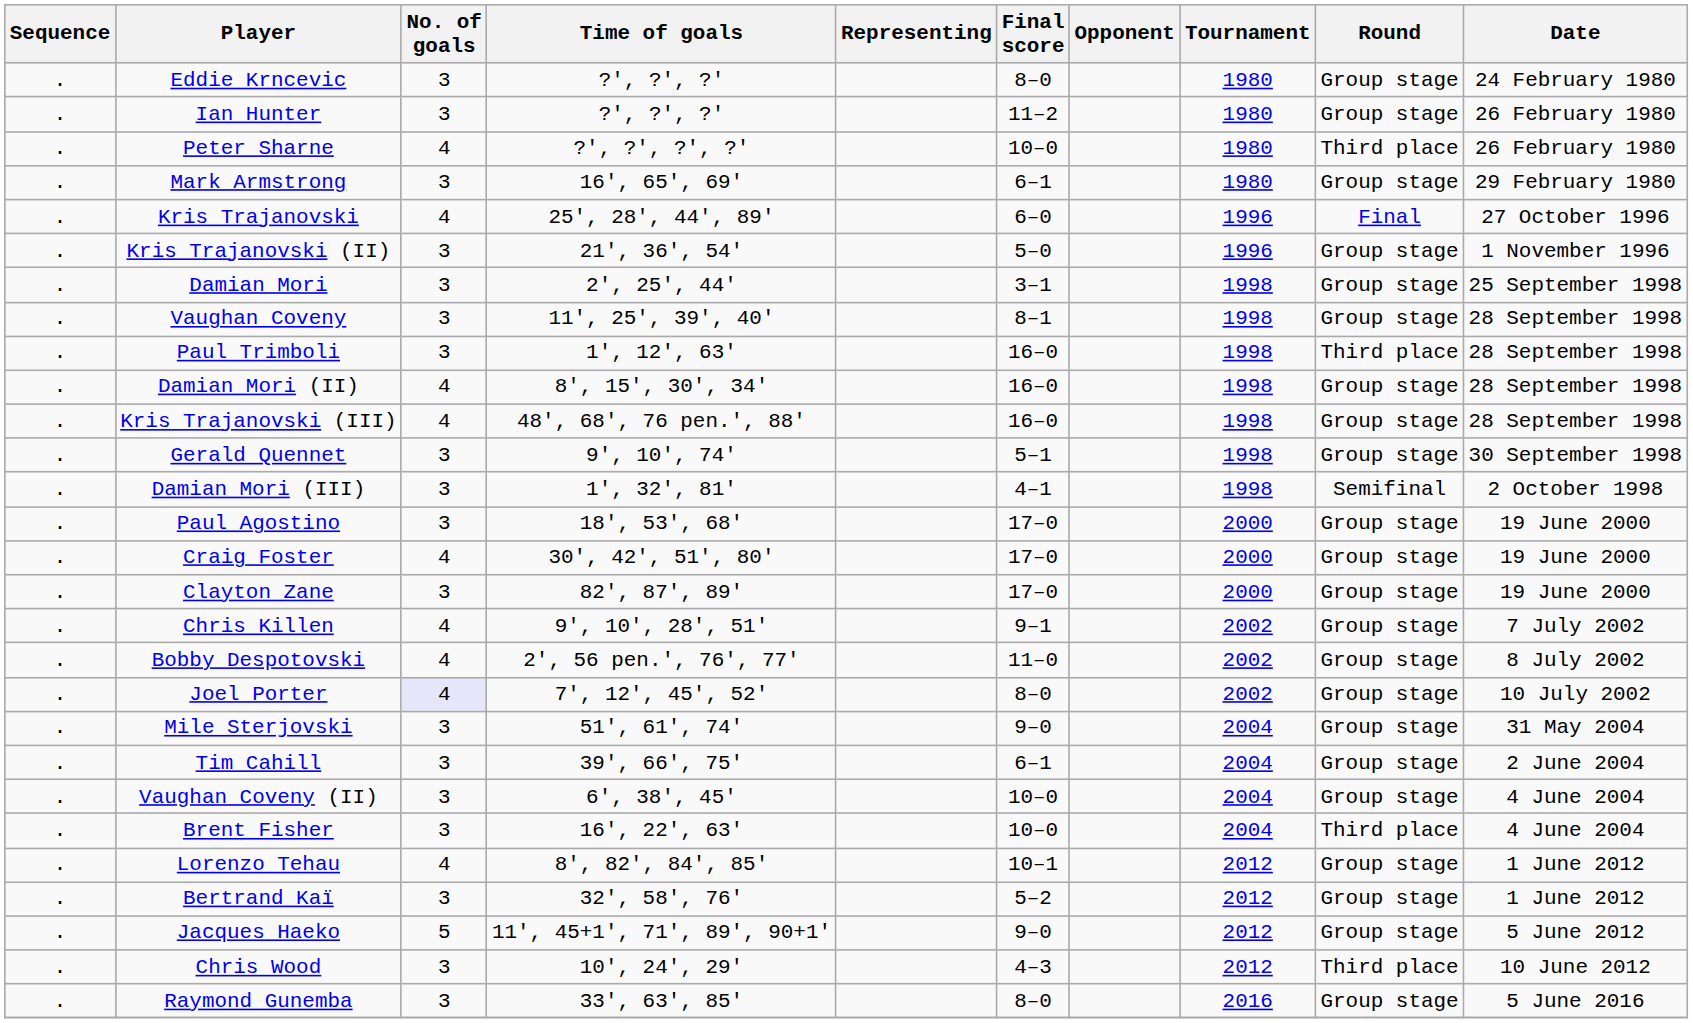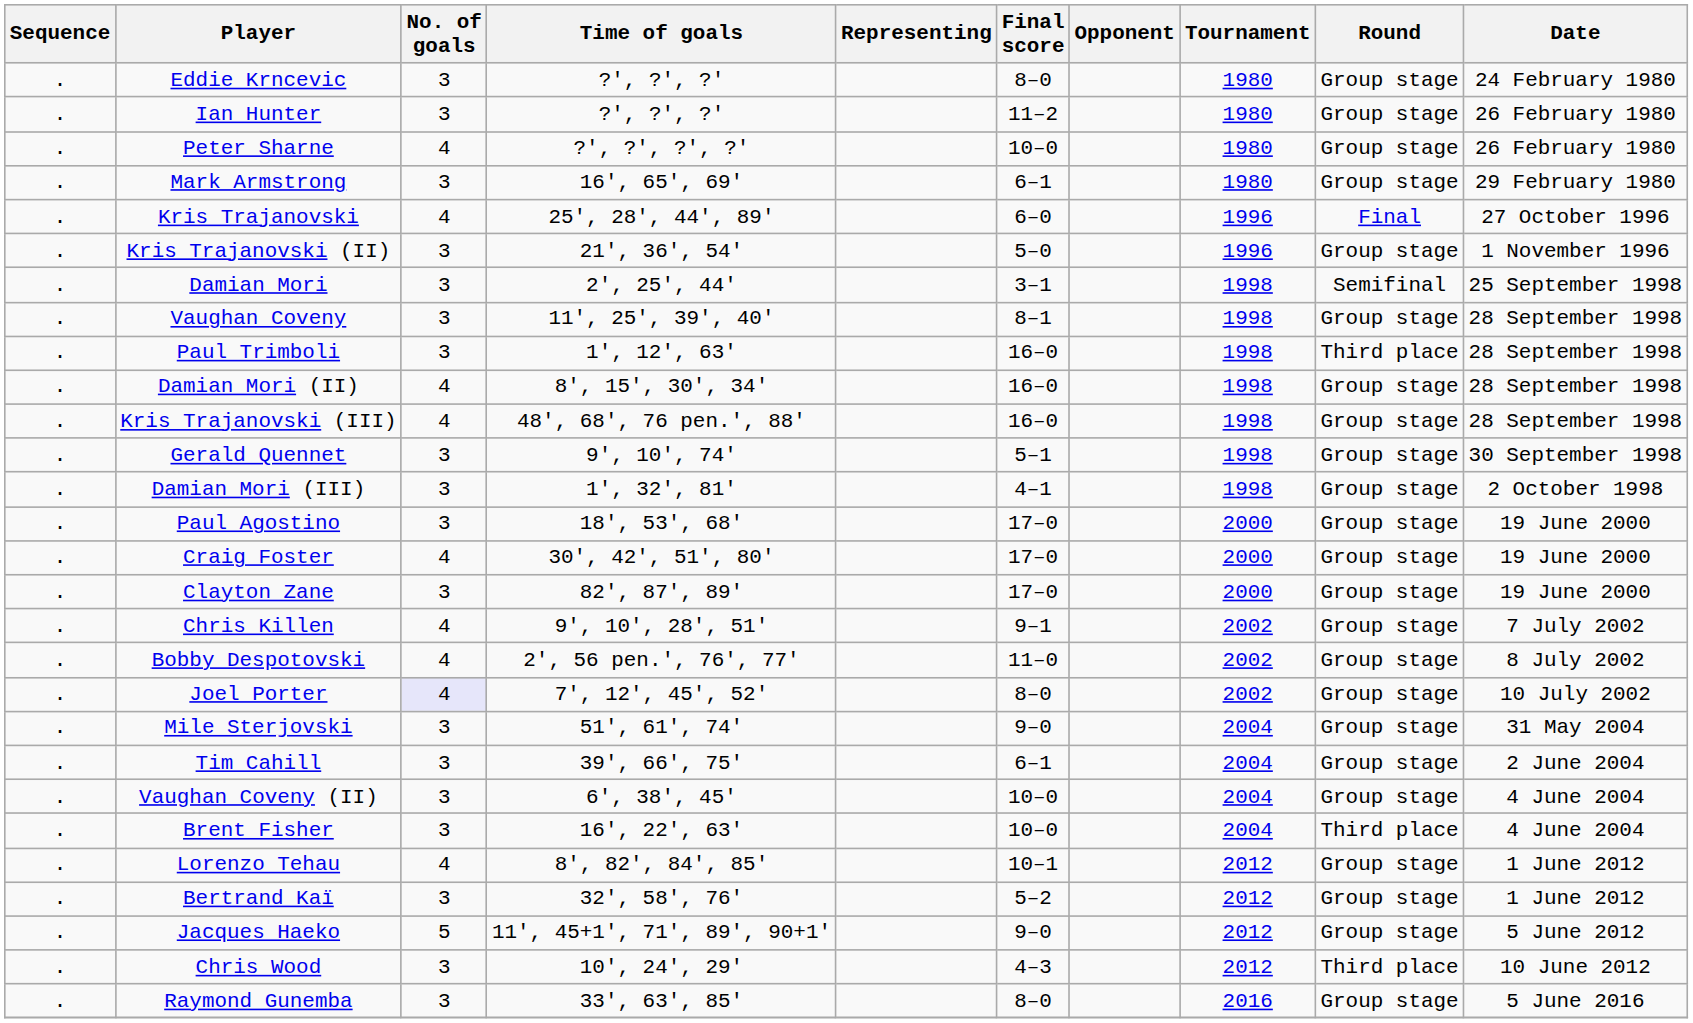(1390, 148) Third place -> (1390, 148) Group stage
(1390, 285) Group stage -> (1390, 285) Semifinal
(1390, 489) Semifinal -> (1390, 489) Group stage
